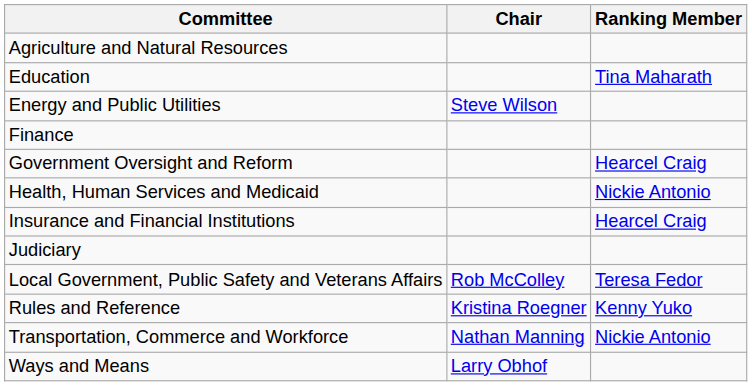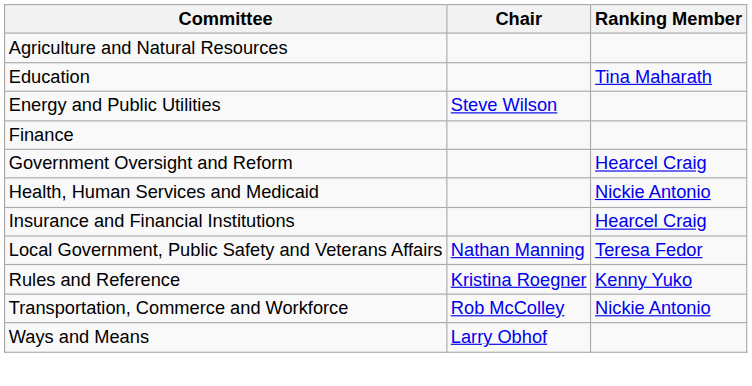- row: (45, 250)
(508, 279) Rob McColley -> (518, 250) Nathan Manning
(518, 337) Nathan Manning -> (508, 308) Rob McColley
